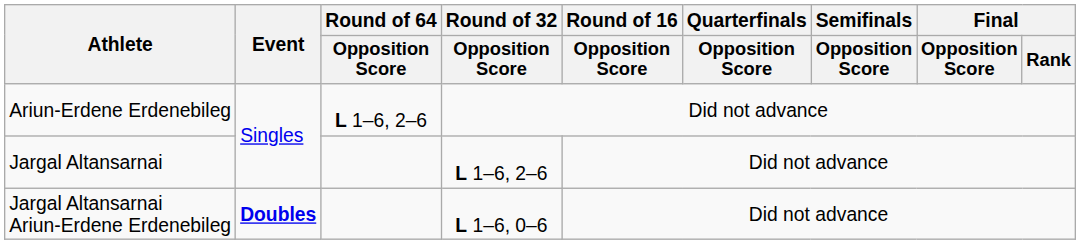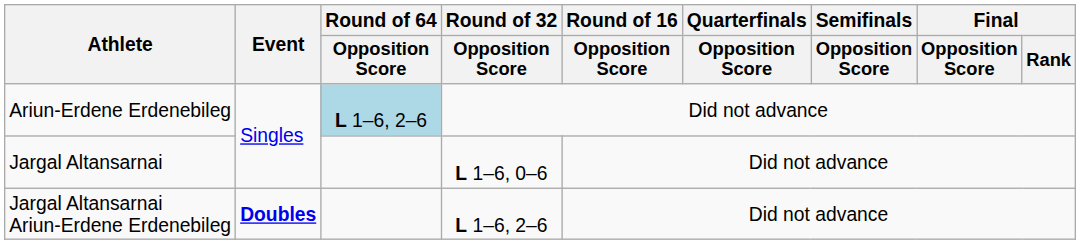(381, 121) no background -> (381, 121) lightblue background
(501, 173) L 1–6, 2–6 -> (501, 173) L 1–6, 0–6
(501, 225) L 1–6, 0–6 -> (501, 225) L 1–6, 2–6
